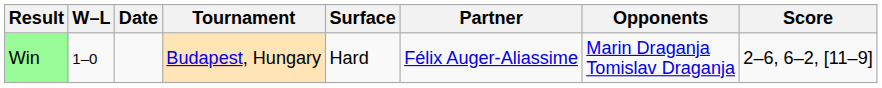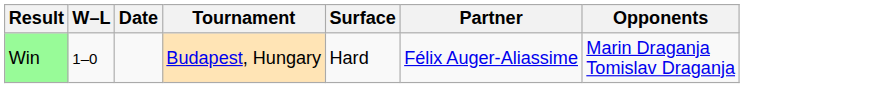- column: (808, 18)
